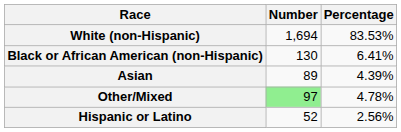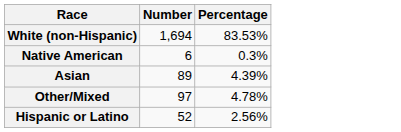- row: (135, 55)
+ row: (72, 55)
(311, 96) lightgreen background -> (185, 96) no background
